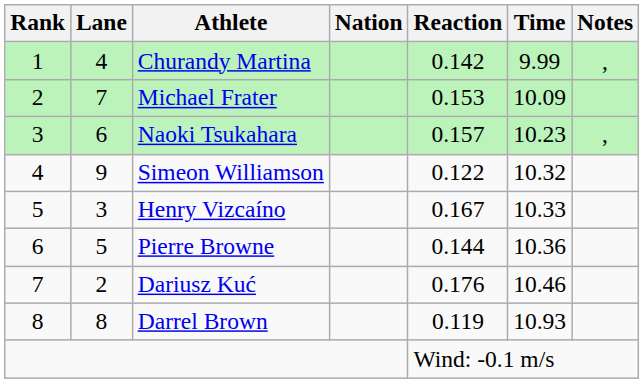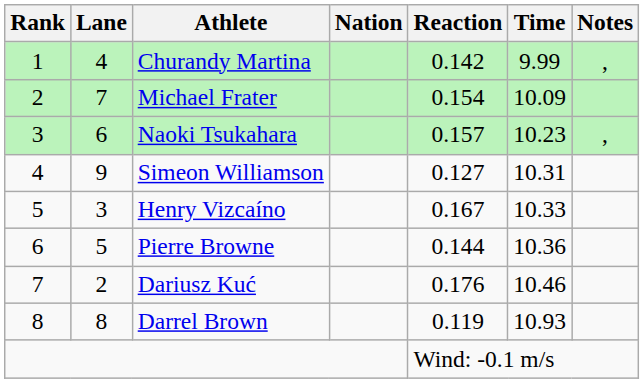(458, 97) 0.153 -> (458, 97) 0.154
(458, 172) 0.122 -> (458, 172) 0.127
(540, 172) 10.32 -> (540, 172) 10.31
